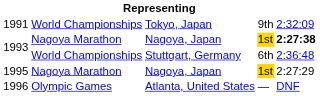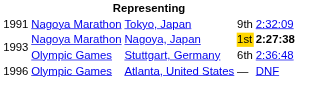(87, 24) World Championships -> (76, 24) Nagoya Marathon
(87, 55) World Championships -> (72, 55) Olympic Games
- row: (16, 71)
